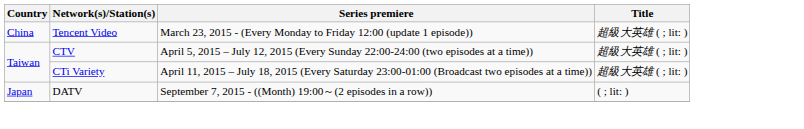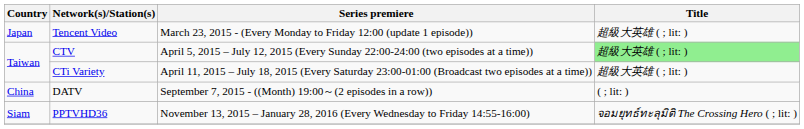(20, 32) China -> (20, 32) Japan
(642, 51) no background -> (642, 51) lightgreen background
(20, 91) Japan -> (20, 91) China
+ row: (80, 113)
